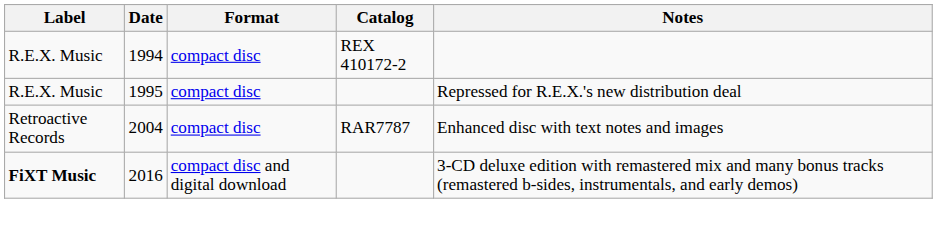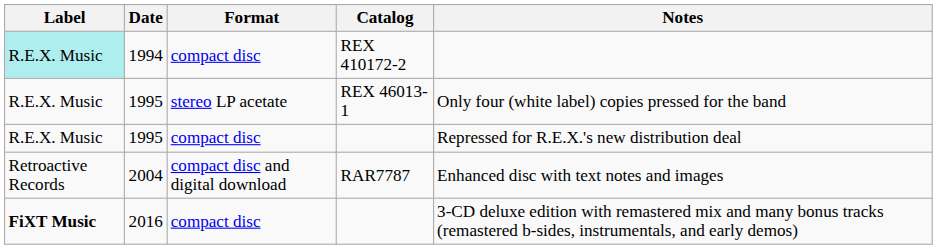(56, 54) no background -> (56, 54) paleturquoise background
+ row: (146, 101)
(216, 128) compact disc -> (230, 174) compact disc and digital download
(230, 174) compact disc and digital download -> (216, 221) compact disc
